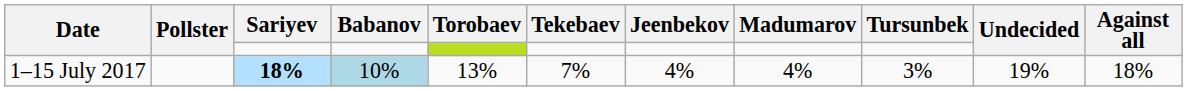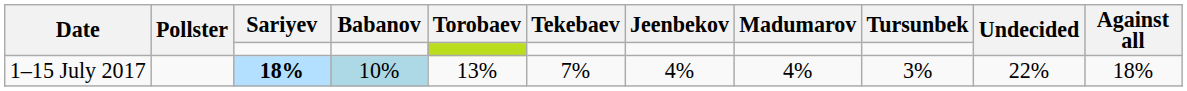(1029, 70) 19% -> (1029, 70) 22%
